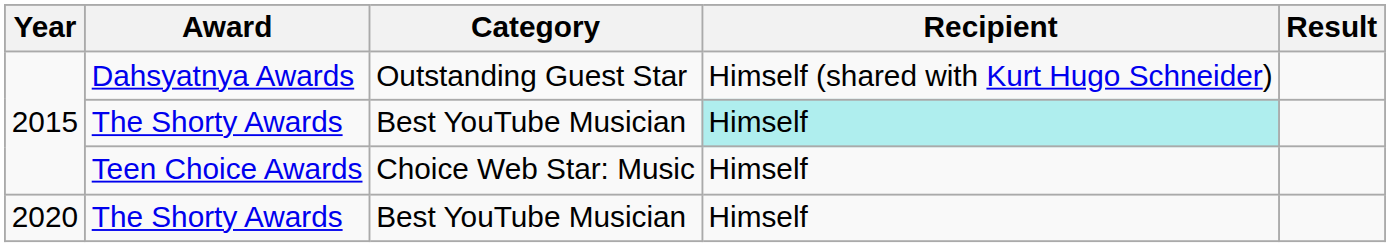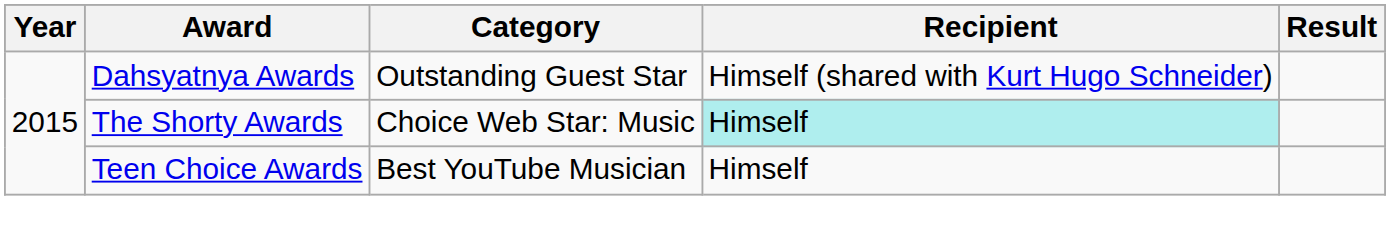(531, 122) Best YouTube Musician -> (536, 122) Choice Web Star: Music
(536, 169) Choice Web Star: Music -> (531, 169) Best YouTube Musician
- row: (45, 216)
